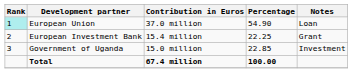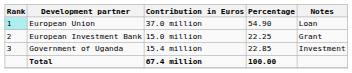(174, 36) 15.4 million -> (174, 36) 15.0 million
(174, 49) 15.0 million -> (174, 49) 15.4 million
